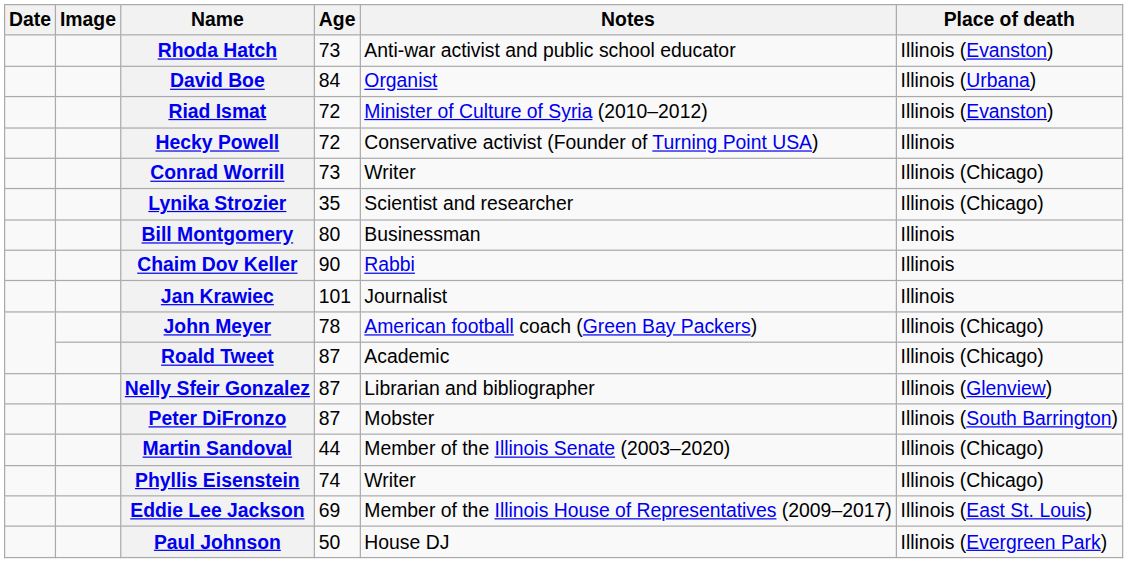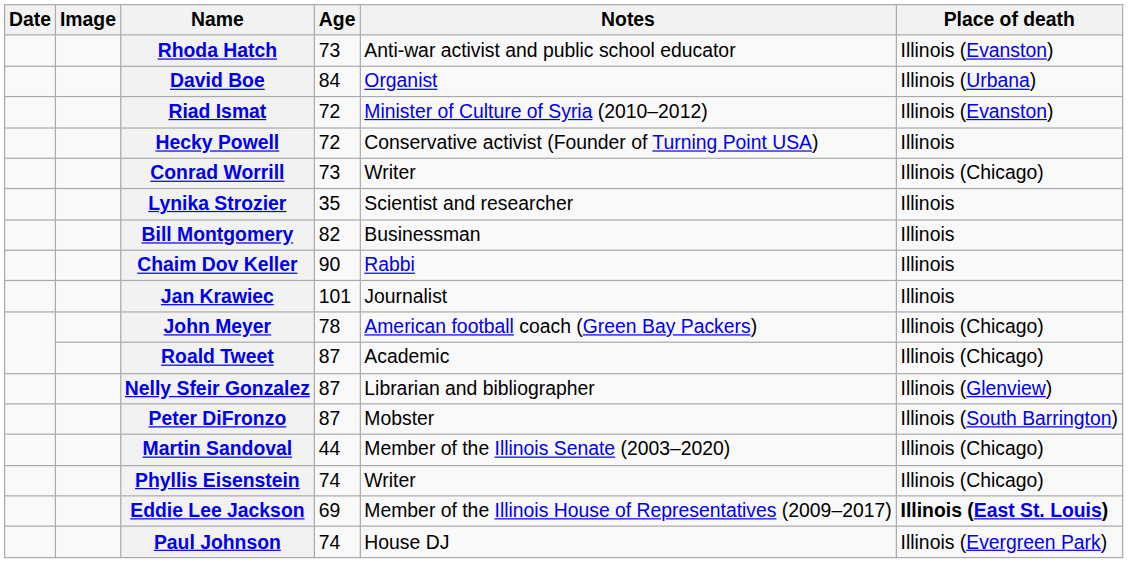(972, 204) Illinois (Chicago) -> (927, 204) Illinois
(330, 234) 80 -> (330, 234) 82
(996, 511) normal -> (1004, 511) bold
(330, 541) 50 -> (330, 541) 74
